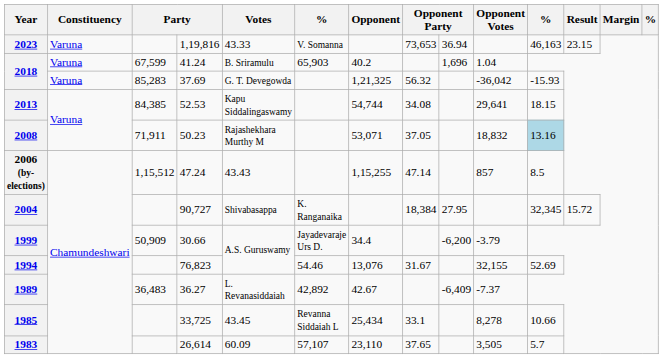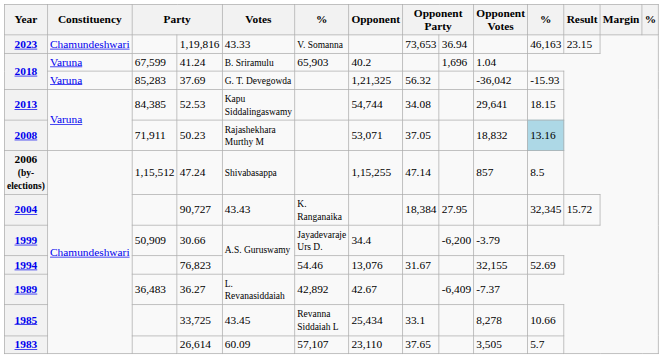(66, 44) Varuna -> (90, 44) Chamundeshwari
(238, 172) 43.43 -> (251, 173) Shivabasappa
(251, 210) Shivabasappa -> (238, 209) 43.43
